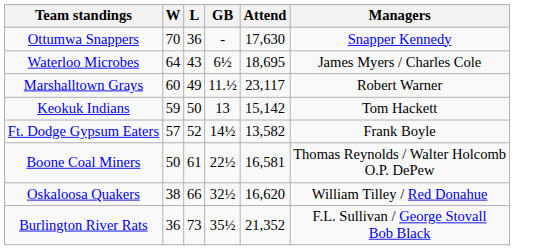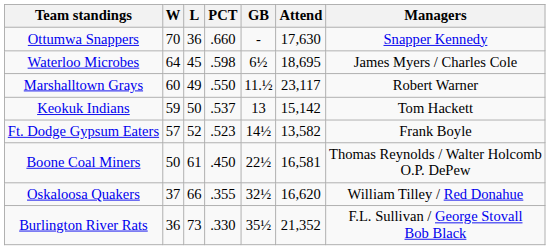+ column: (223, 16)
(194, 62) 43 -> (194, 62) 45
(173, 194) 38 -> (173, 194) 37
